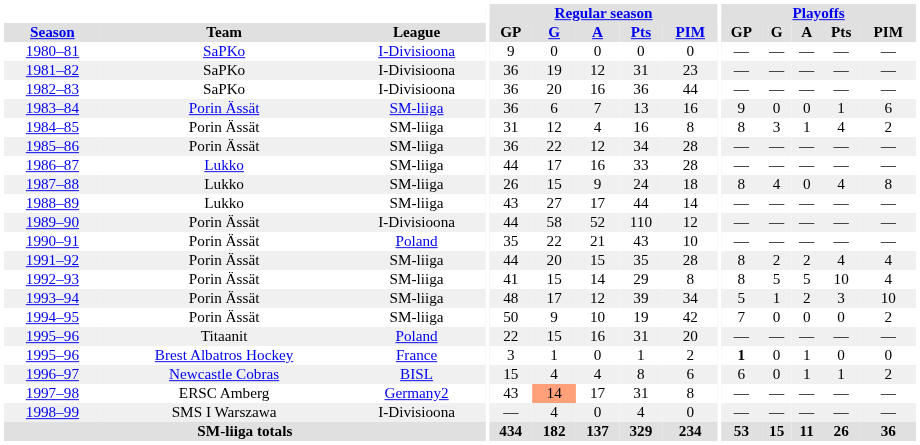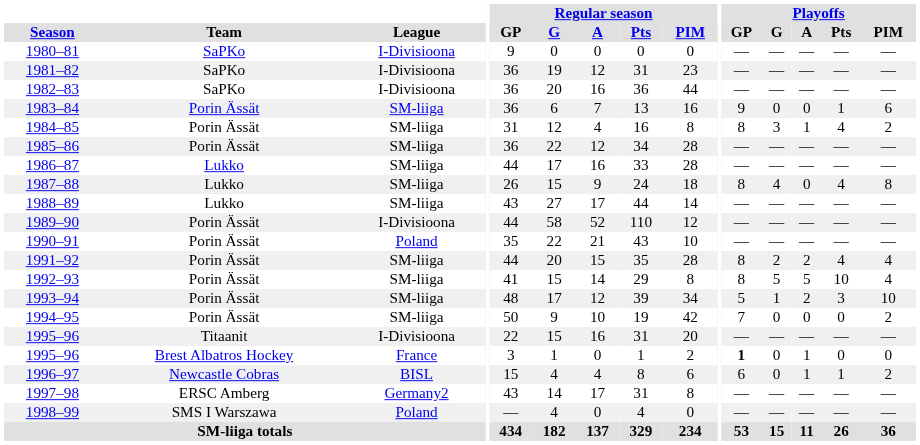(417, 336) Poland -> (417, 336) I-Divisioona
(554, 393) lightsalmon background -> (554, 393) no background
(417, 412) I-Divisioona -> (417, 412) Poland
